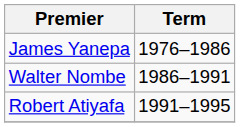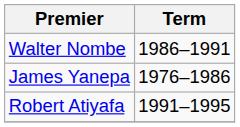rows swapped: (69, 48) <-> (67, 77)
